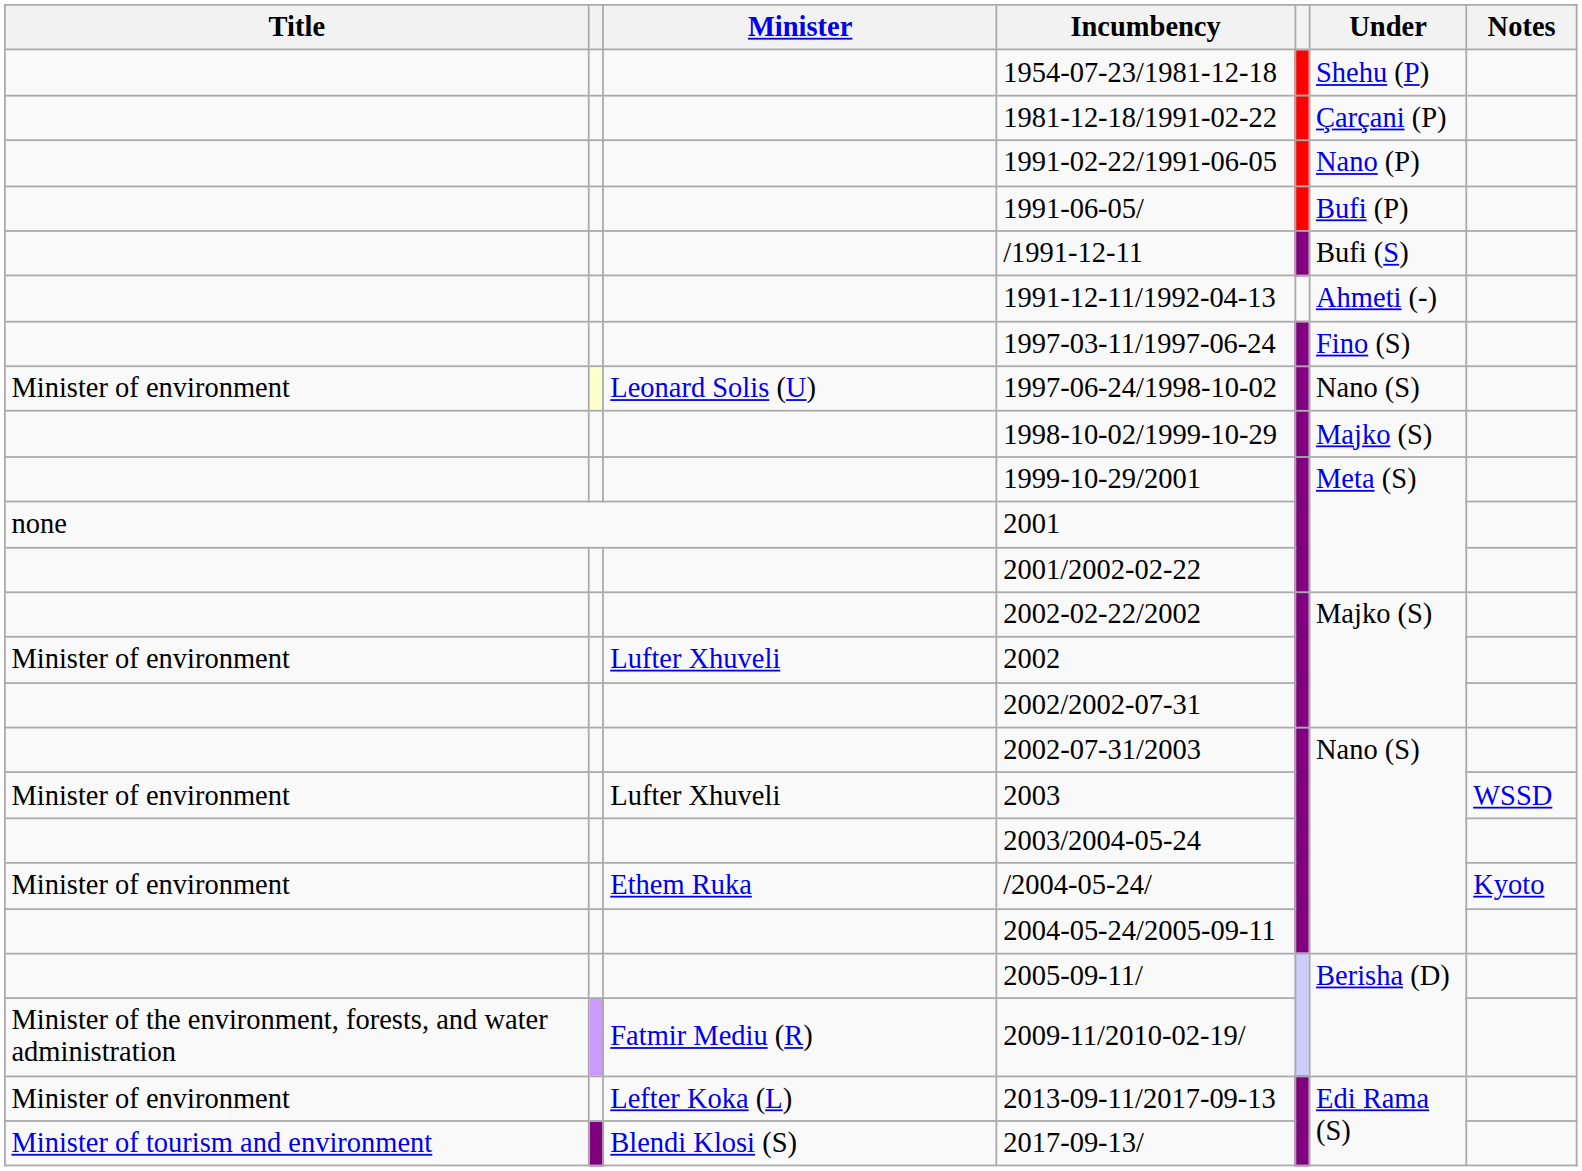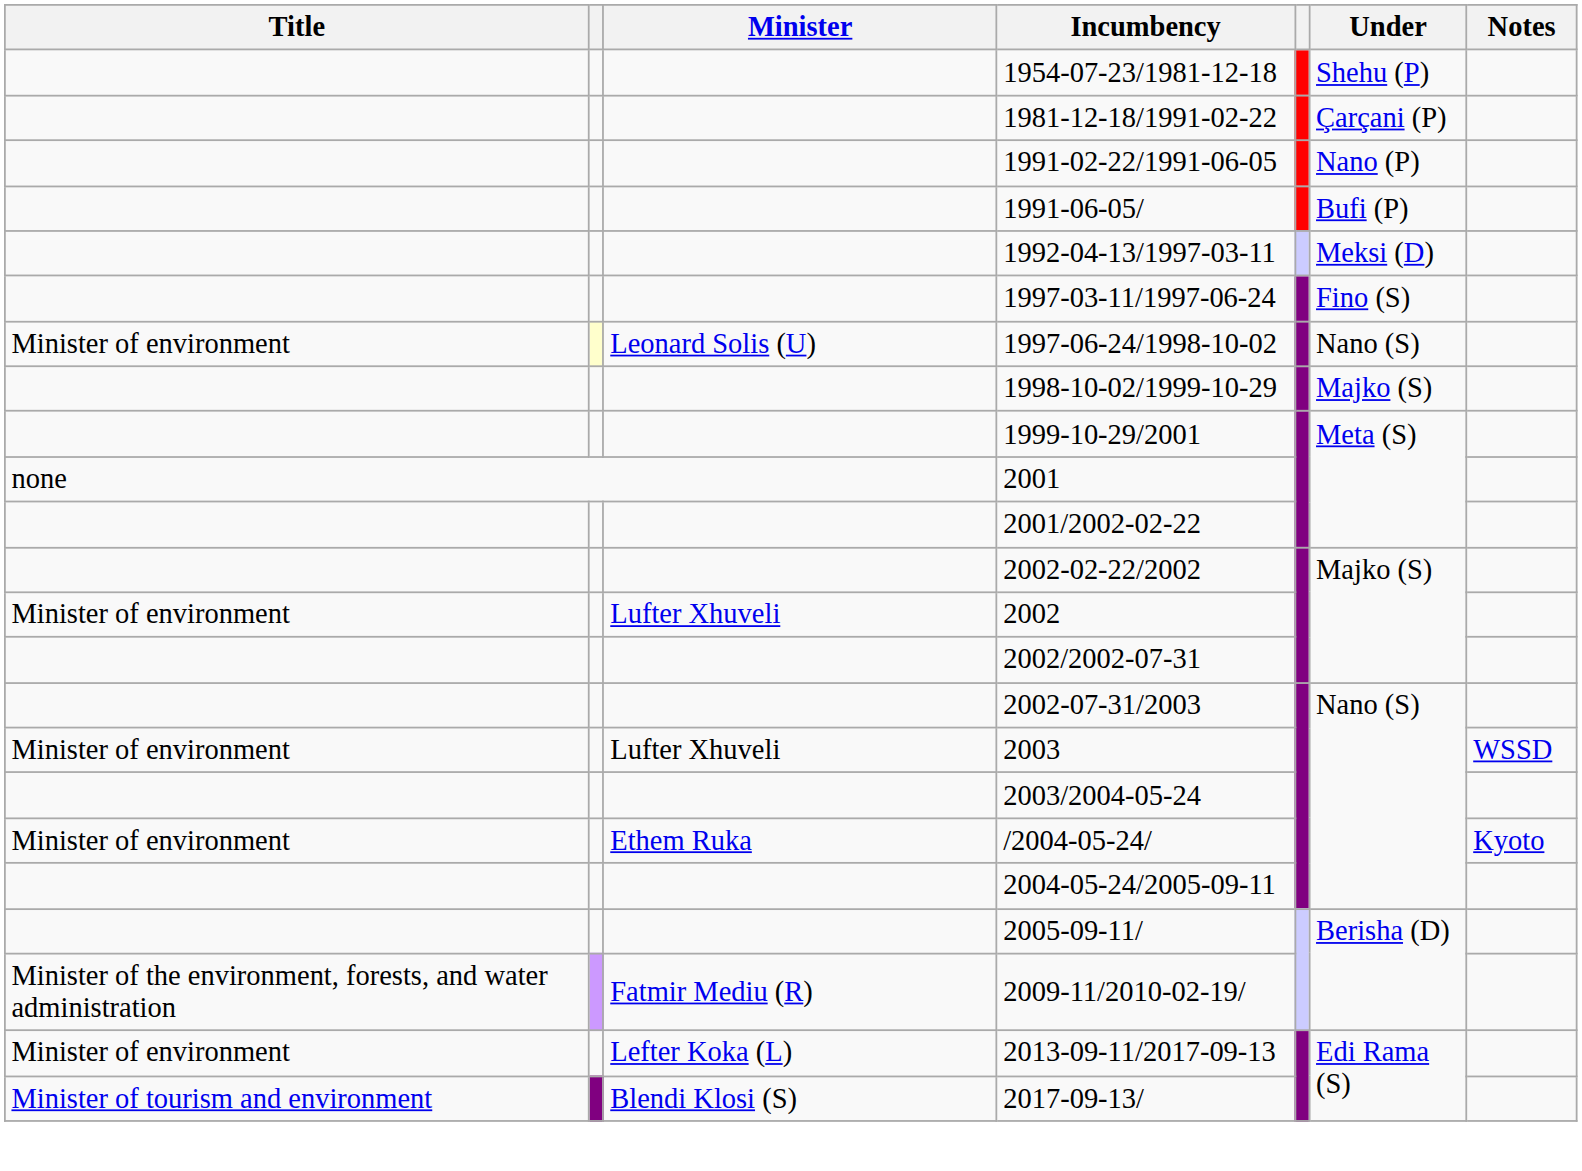- row: (1073, 252)
- row: (1140, 298)
+ row: (1140, 252)
